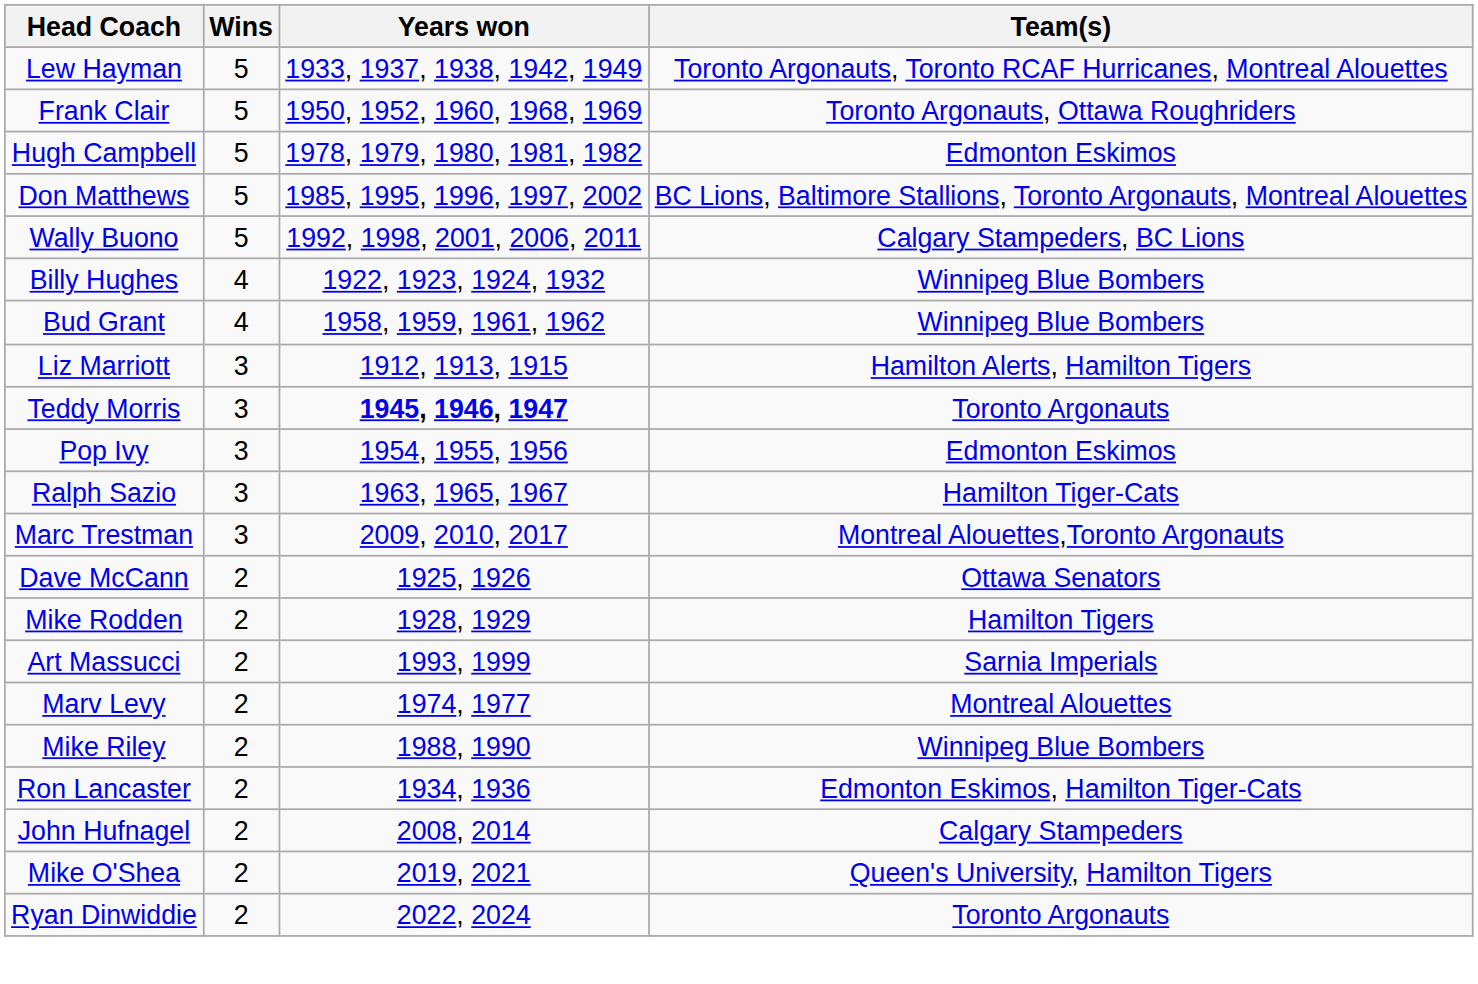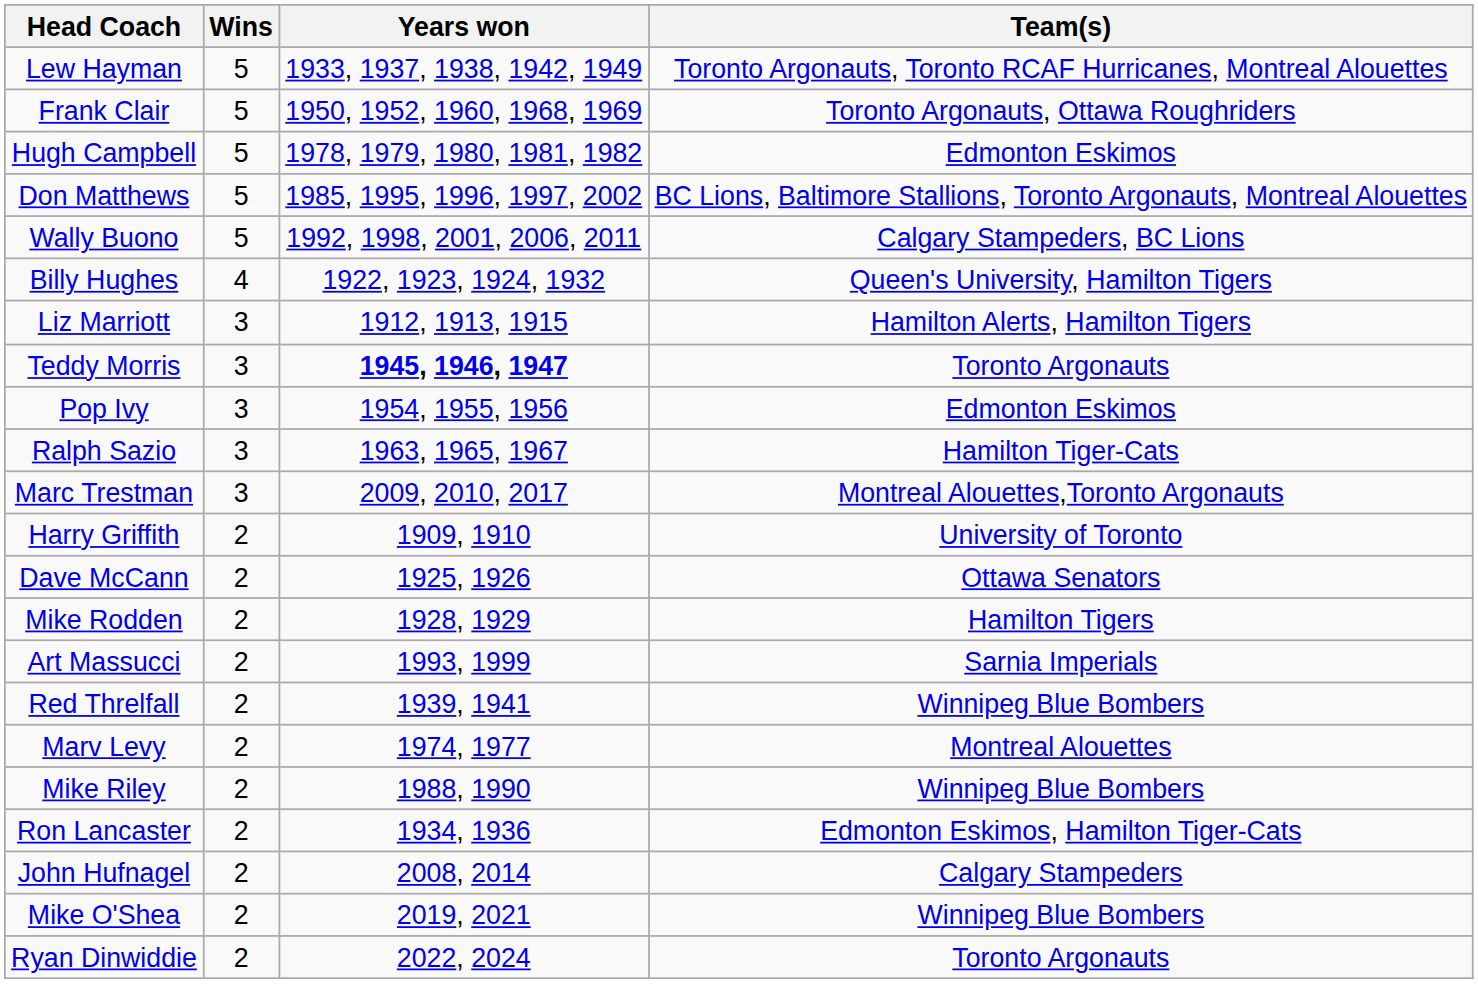(1061, 280) Winnipeg Blue Bombers -> (1061, 280) Queen's University, Hamilton Tigers
- row: (104, 323)
+ row: (104, 534)
+ row: (104, 704)
(1061, 873) Queen's University, Hamilton Tigers -> (1061, 916) Winnipeg Blue Bombers
